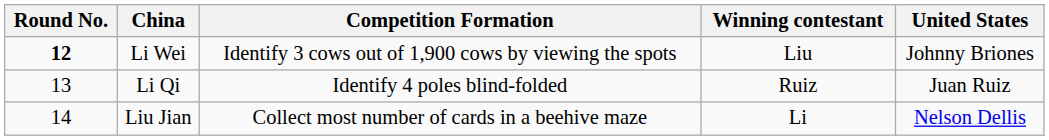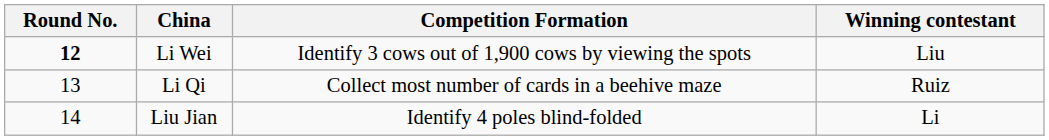- column: (970, 20)
(450, 85) Identify 4 poles blind-folded -> (524, 85) Collect most number of cards in a beehive maze
(450, 118) Collect most number of cards in a beehive maze -> (524, 118) Identify 4 poles blind-folded
